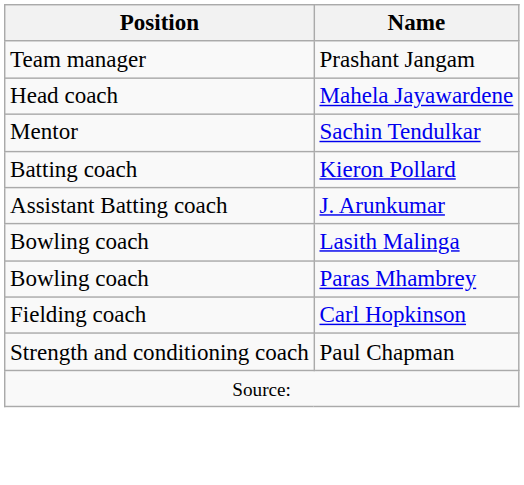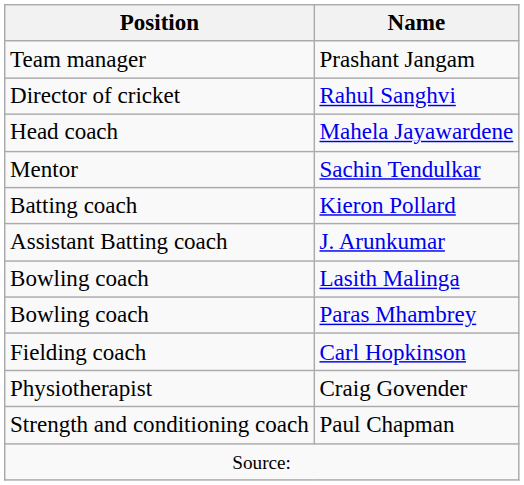+ row: (388, 95)
+ row: (393, 388)
